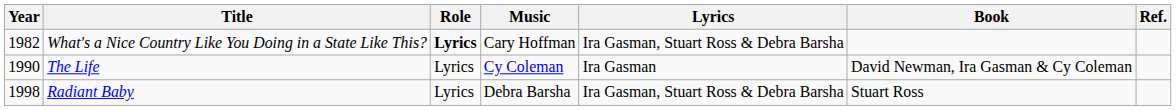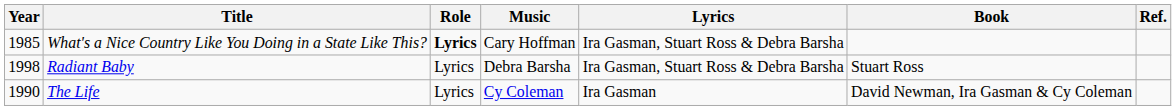(24, 42) 1982 -> (24, 42) 1985
rows swapped: (73, 67) <-> (90, 92)
